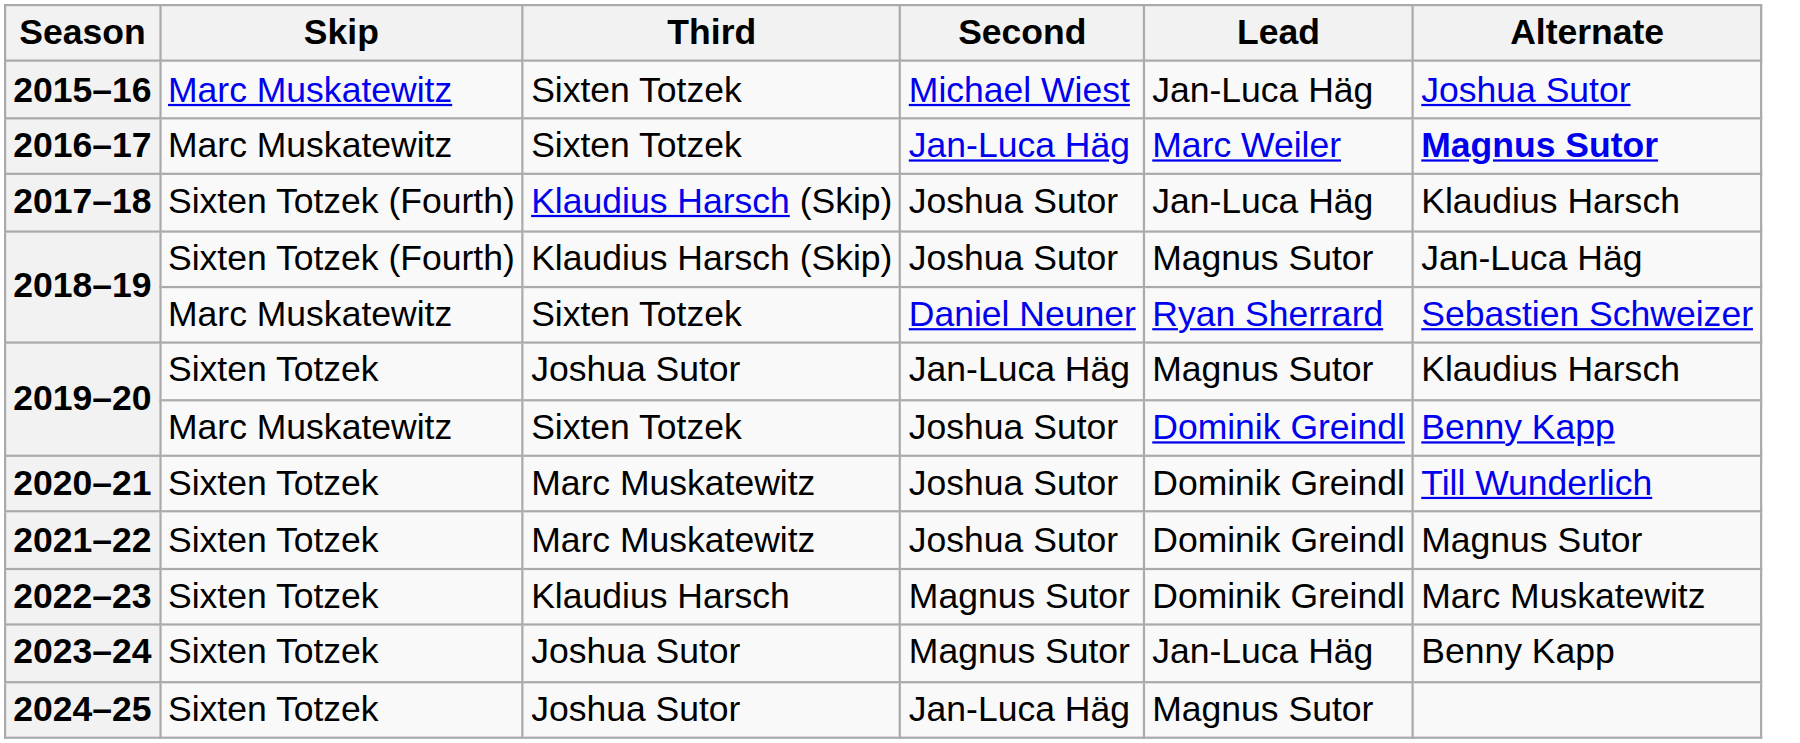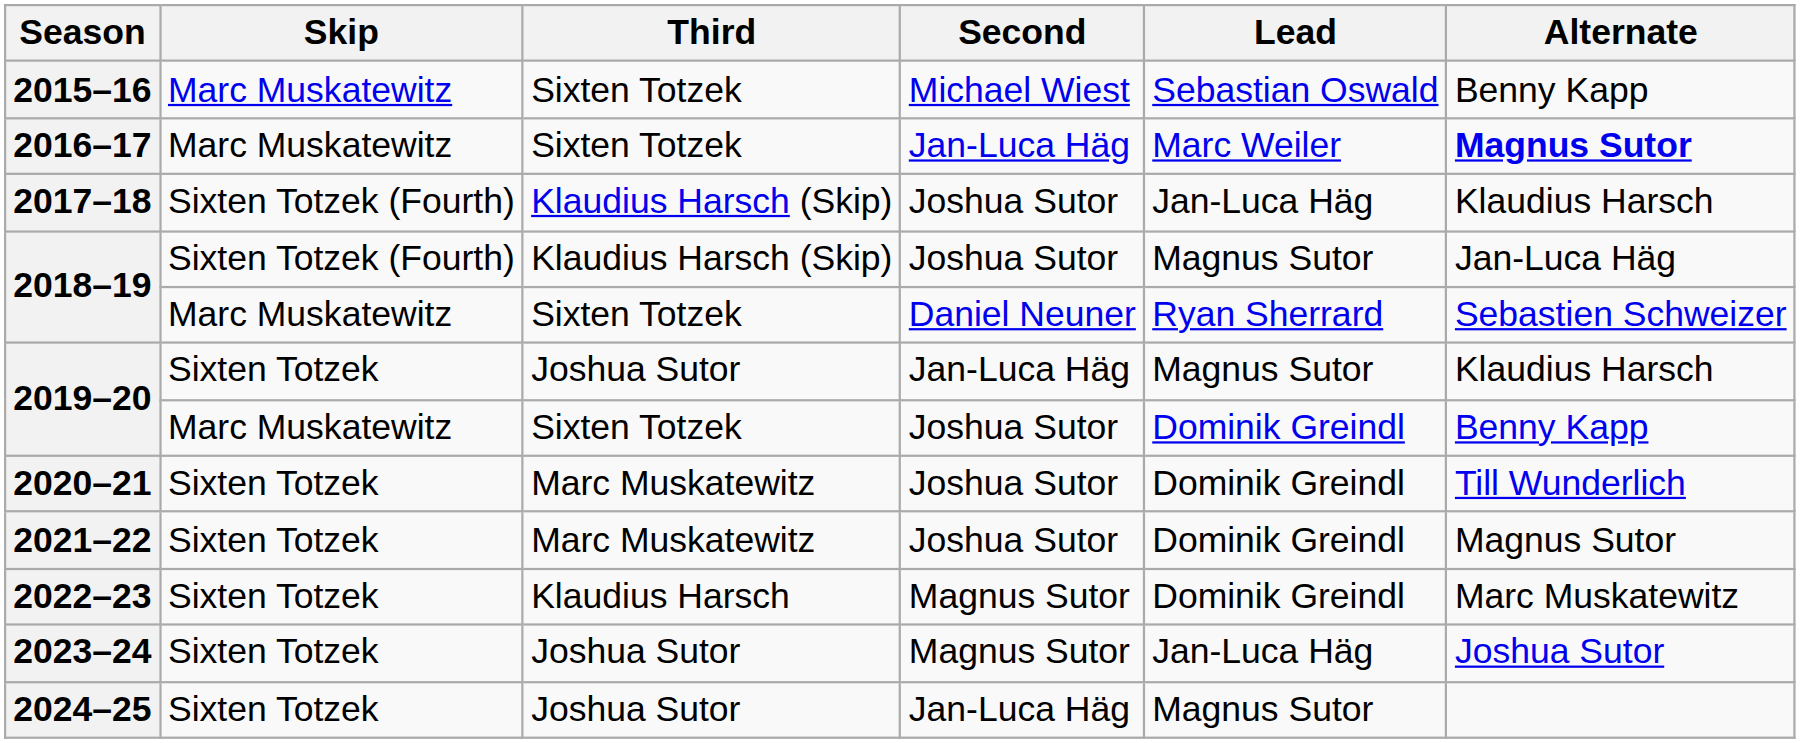(1263, 88) Jan-Luca Häg -> (1295, 88) Sebastian Oswald
(1526, 88) Joshua Sutor -> (1552, 88) Benny Kapp
(1518, 652) Benny Kapp -> (1560, 652) Joshua Sutor
